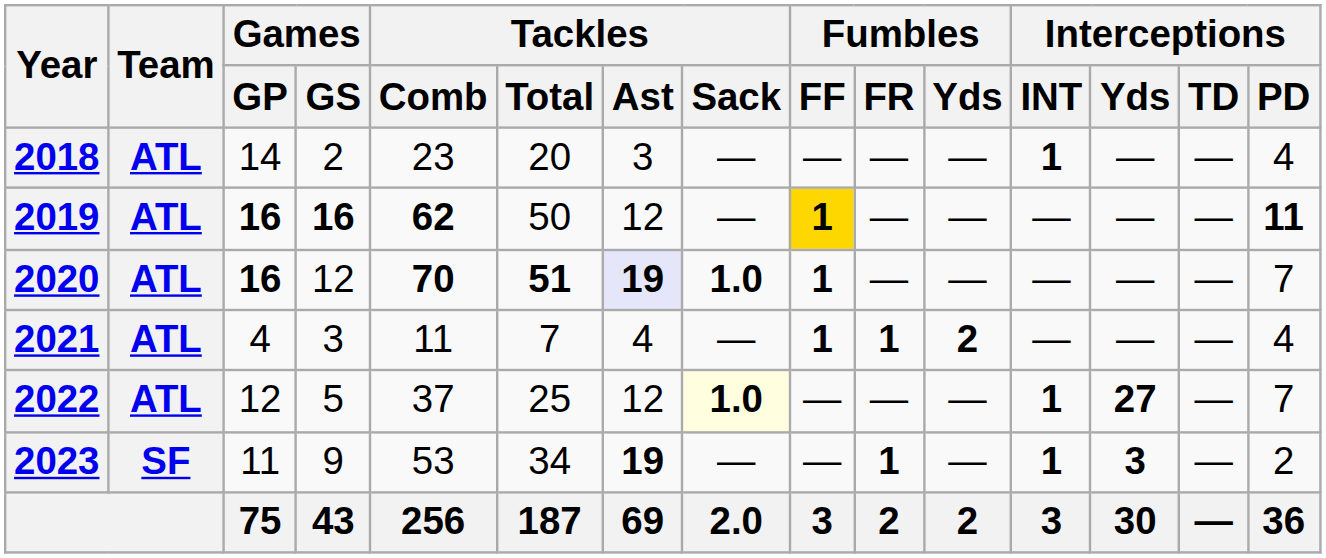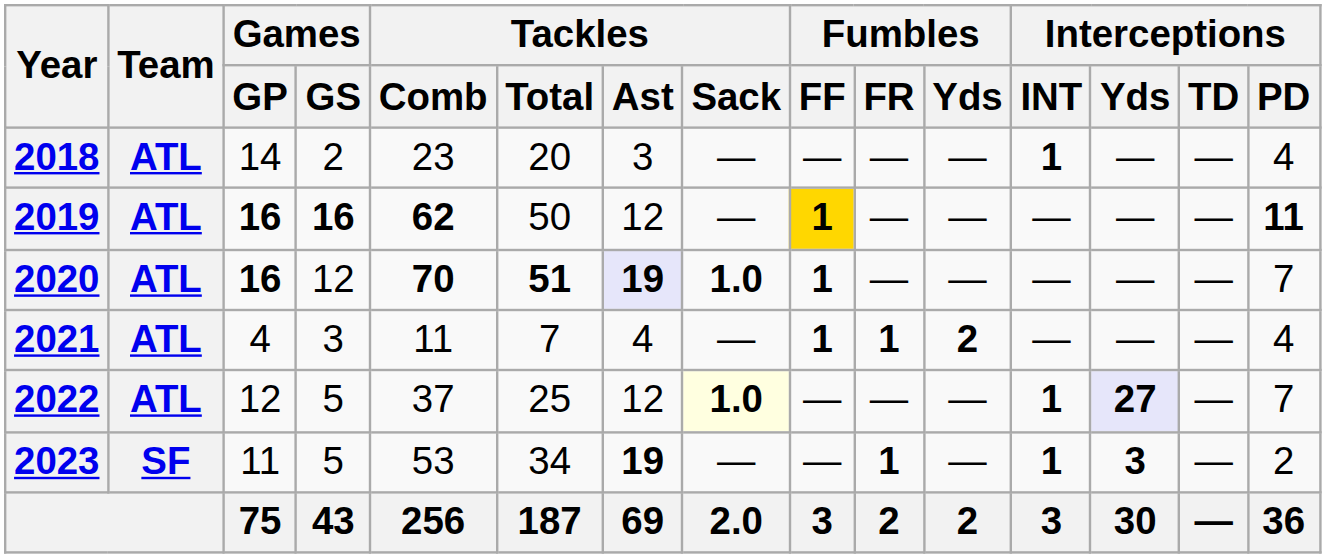(1135, 400) no background -> (1135, 400) lavender background
(333, 461) 9 -> (333, 461) 5
